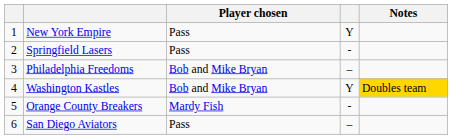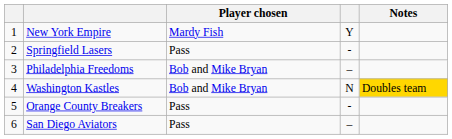(179, 32) Pass -> (196, 32) Mardy Fish
(349, 87) Y -> (349, 87) N
(196, 106) Mardy Fish -> (179, 106) Pass
